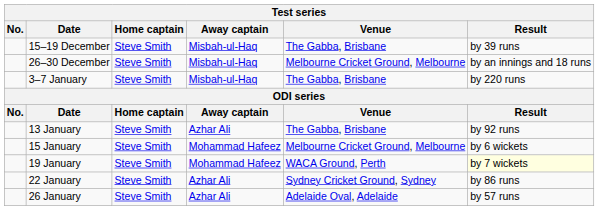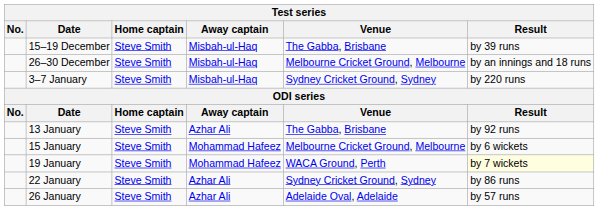(336, 79) The Gabba, Brisbane -> (361, 79) Sydney Cricket Ground, Sydney
